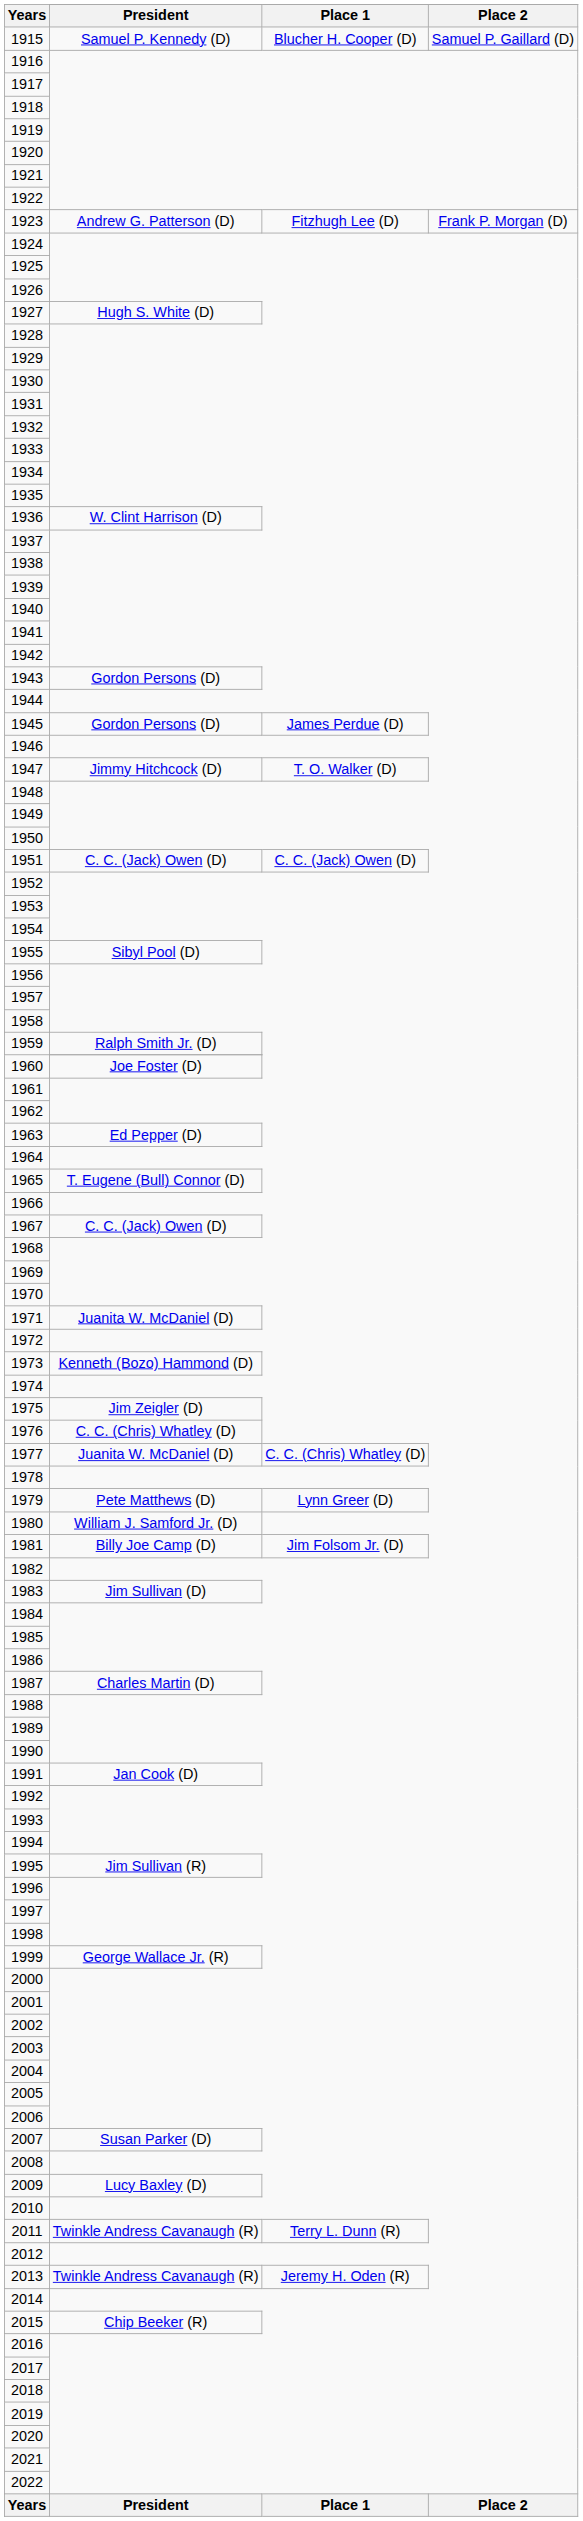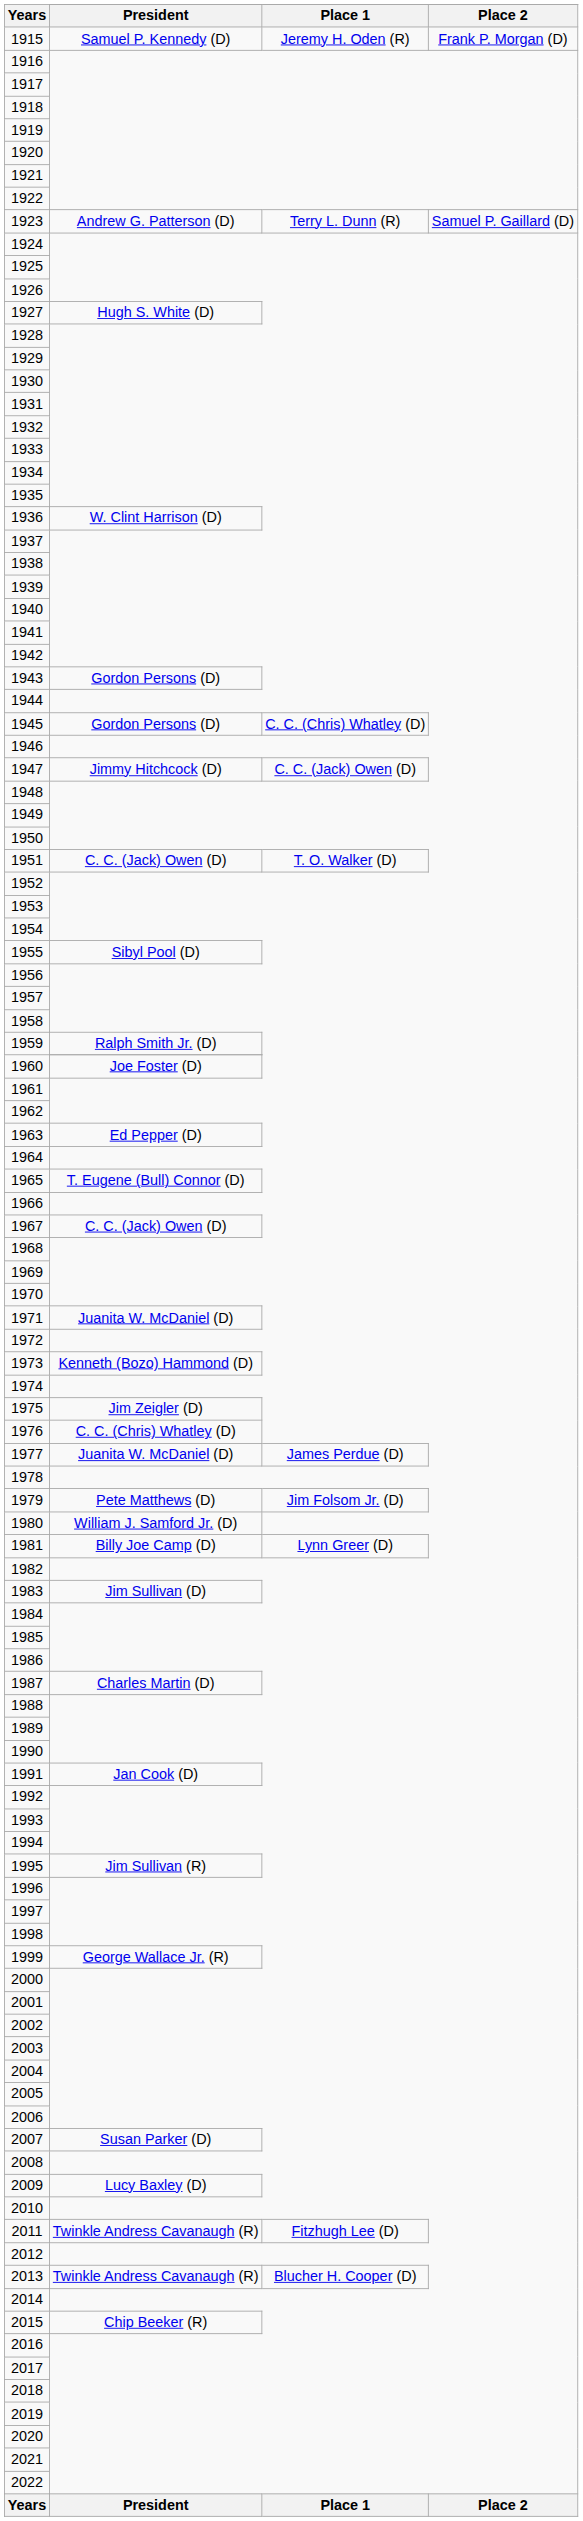(345, 38) Blucher H. Cooper (D) -> (345, 38) Jeremy H. Oden (R)
(503, 38) Samuel P. Gaillard (D) -> (503, 38) Frank P. Morgan (D)
(345, 221) Fitzhugh Lee (D) -> (345, 221) Terry L. Dunn (R)
(503, 221) Frank P. Morgan (D) -> (503, 221) Samuel P. Gaillard (D)
(345, 723) James Perdue (D) -> (345, 723) C. C. (Chris) Whatley (D)
(345, 769) T. O. Walker (D) -> (345, 769) C. C. (Jack) Owen (D)
(345, 860) C. C. (Jack) Owen (D) -> (345, 860) T. O. Walker (D)
(345, 1454) C. C. (Chris) Whatley (D) -> (345, 1454) James Perdue (D)
(345, 1500) Lynn Greer (D) -> (345, 1500) Jim Folsom Jr. (D)
(345, 1546) Jim Folsom Jr. (D) -> (345, 1546) Lynn Greer (D)
(345, 2231) Terry L. Dunn (R) -> (345, 2231) Fitzhugh Lee (D)
(345, 2276) Jeremy H. Oden (R) -> (345, 2276) Blucher H. Cooper (D)
